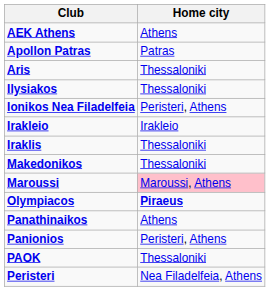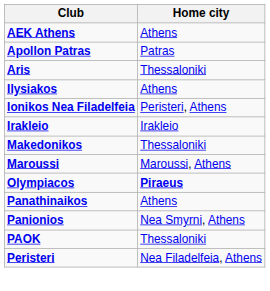(173, 88) Thessaloniki -> (159, 88) Athens
- row: (24, 145)
(186, 182) pink background -> (186, 164) no background
(183, 239) Peristeri, Athens -> (193, 220) Nea Smyrni, Athens
